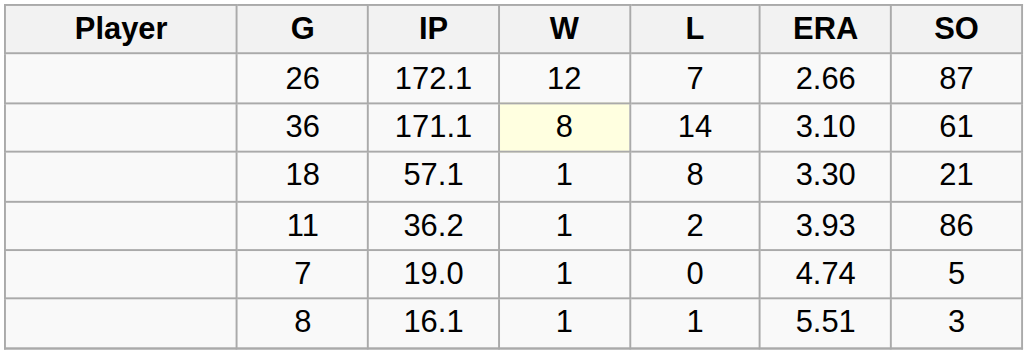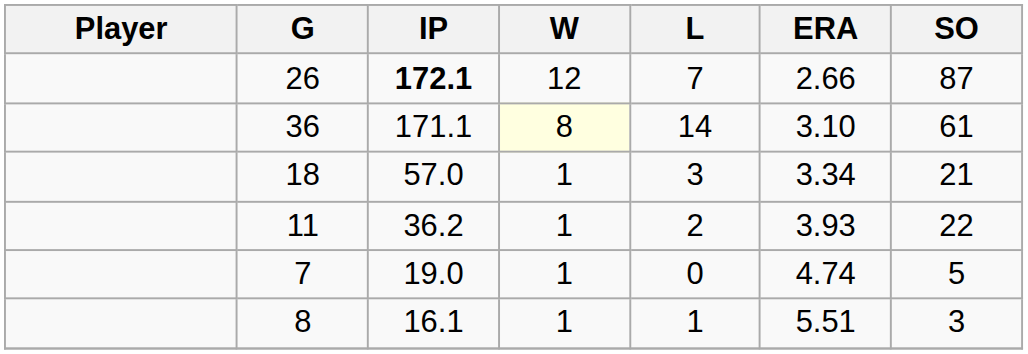(434, 77) normal -> (434, 77) bold
(434, 175) 57.1 -> (434, 175) 57.0
(695, 175) 8 -> (695, 175) 3
(826, 175) 3.30 -> (826, 175) 3.34
(956, 224) 86 -> (956, 224) 22
